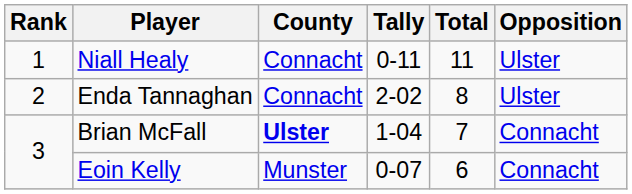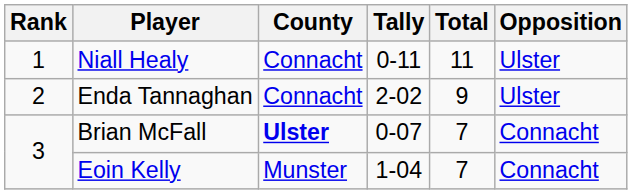(462, 96) 8 -> (462, 96) 9
(399, 133) 1-04 -> (399, 133) 0-07
(399, 170) 0-07 -> (399, 170) 1-04
(462, 170) 6 -> (462, 170) 7
